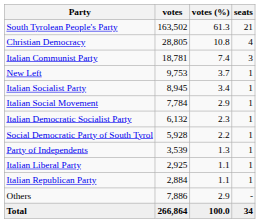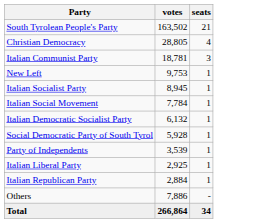- column: (211, 12)
